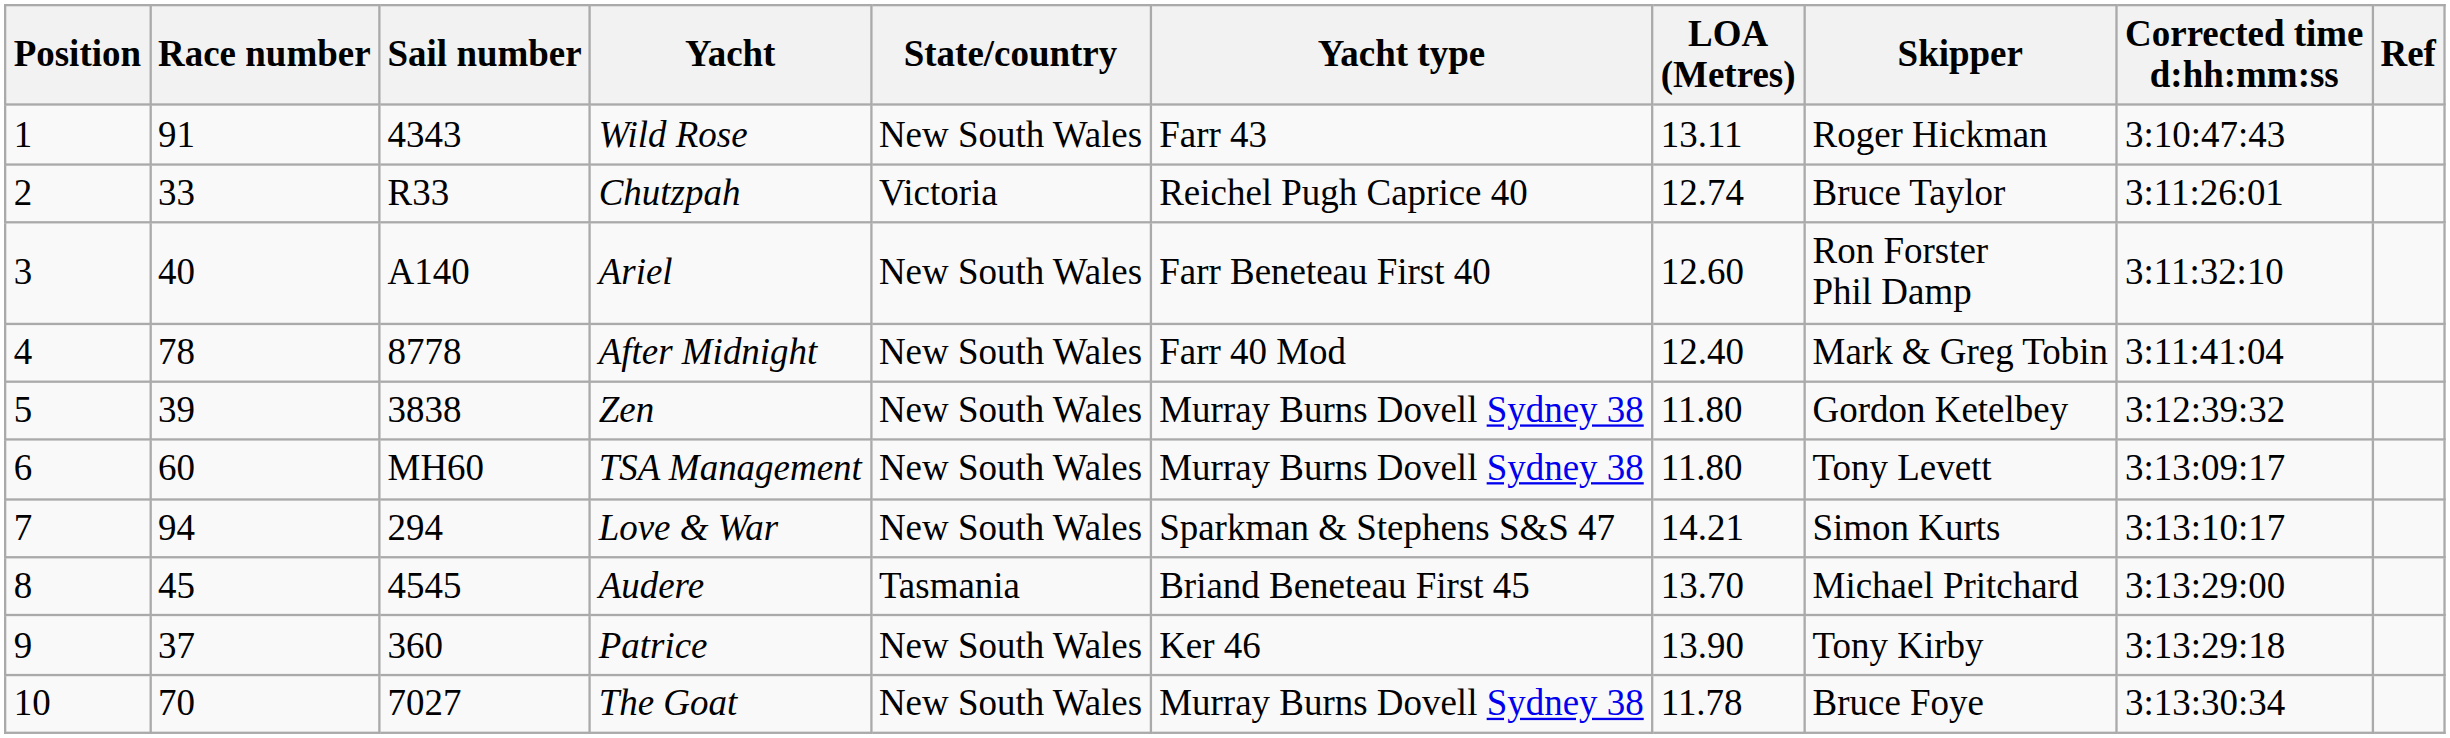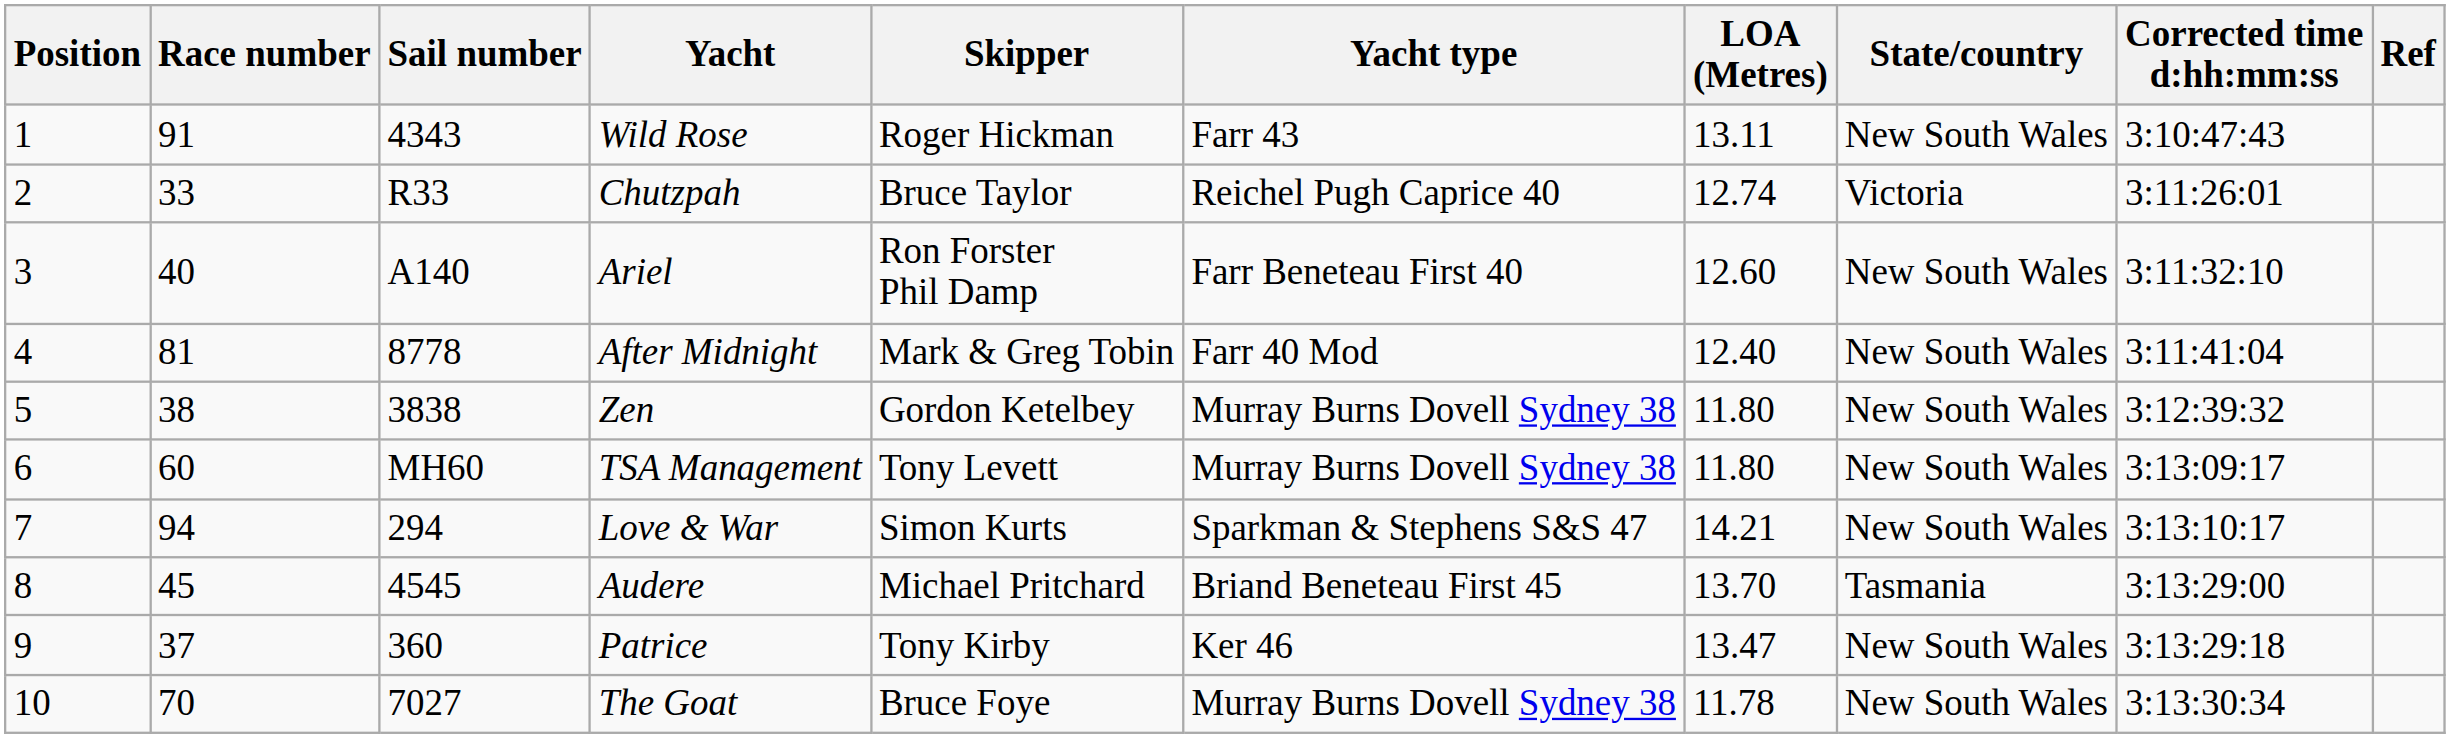columns swapped: (1011, 54) <-> (1960, 54)
(177, 351) 78 -> (177, 351) 81
(177, 410) 39 -> (177, 410) 38
(1702, 644) 13.90 -> (1735, 644) 13.47
